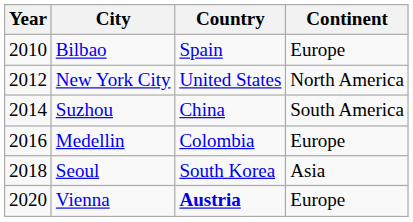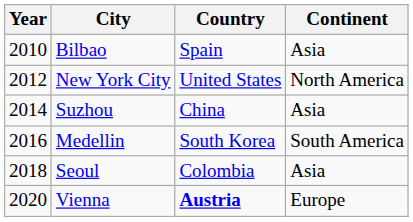(318, 49) Europe -> (308, 49) Asia
(347, 110) South America -> (308, 110) Asia
(217, 140) Colombia -> (227, 140) South Korea
(318, 140) Europe -> (347, 140) South America
(227, 170) South Korea -> (217, 170) Colombia
